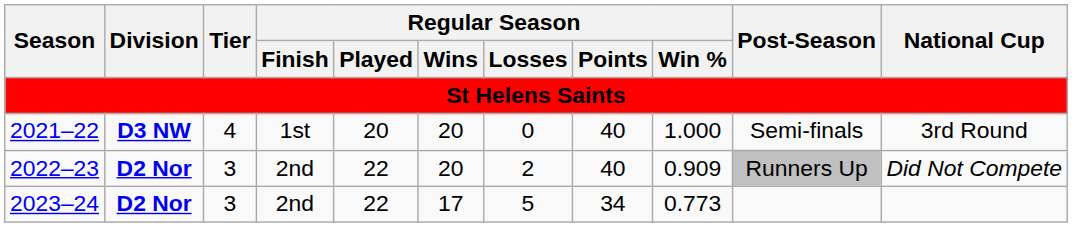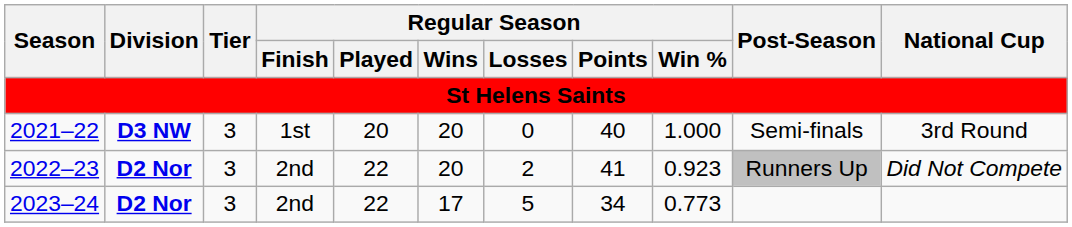(230, 131) 4 -> (230, 131) 3
(613, 167) 40 -> (613, 167) 41
(693, 167) 0.909 -> (693, 167) 0.923
